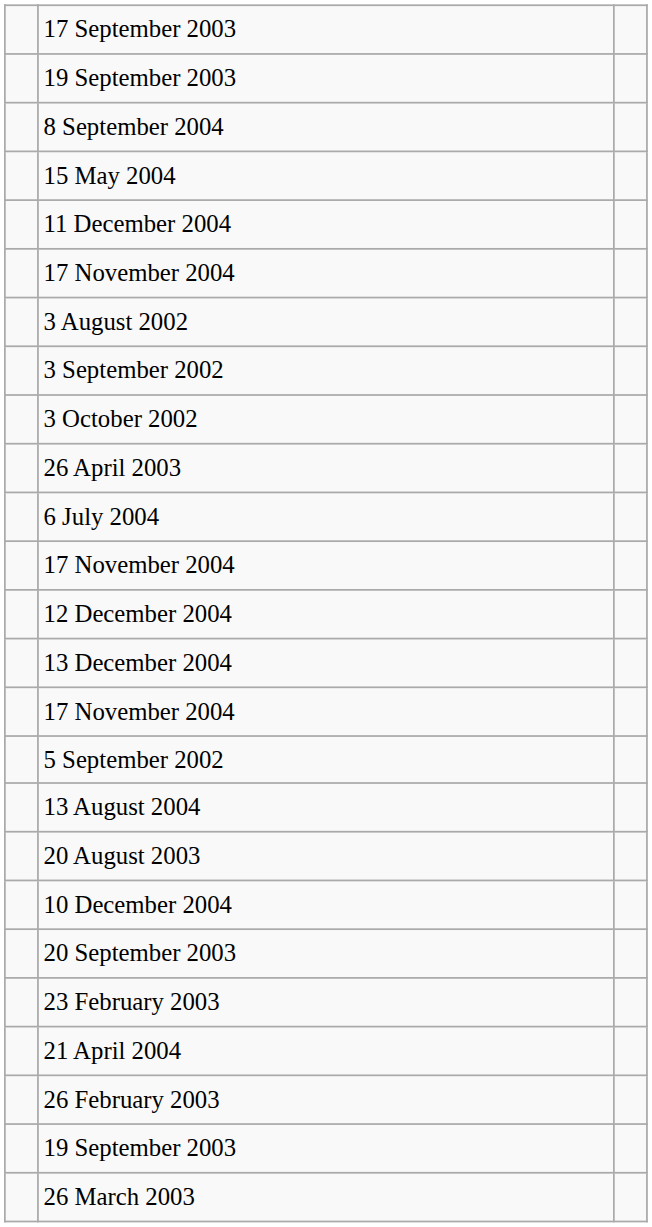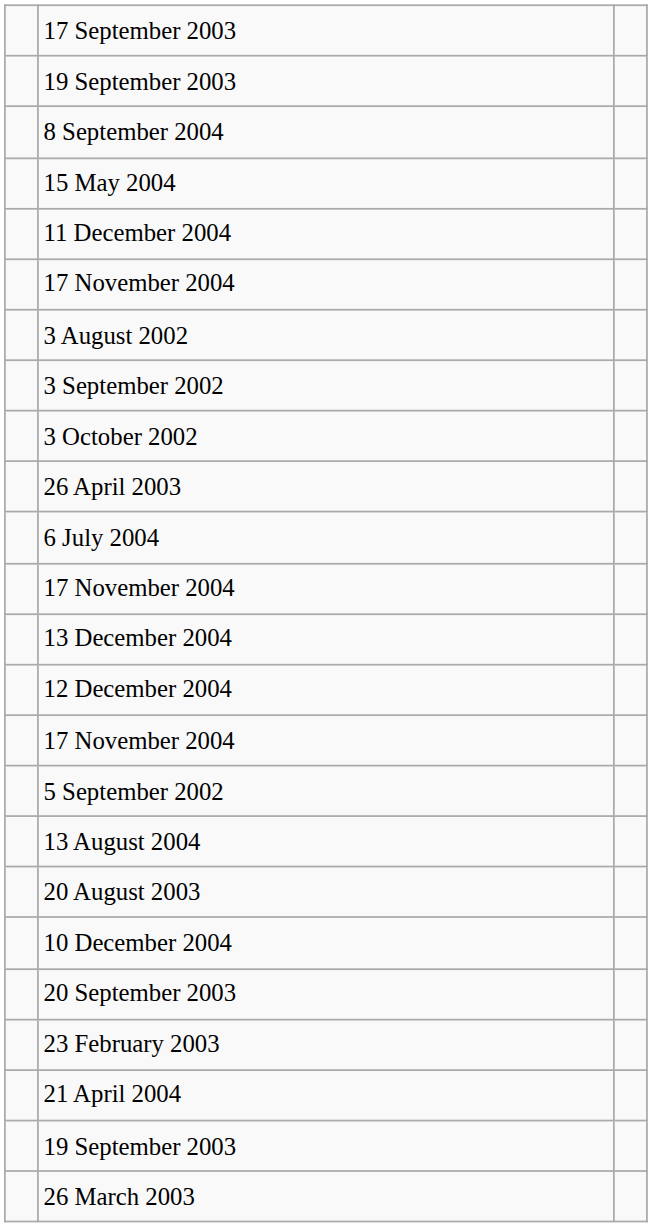rows swapped: (21, 614) <-> (21, 662)
- row: (21, 1100)
